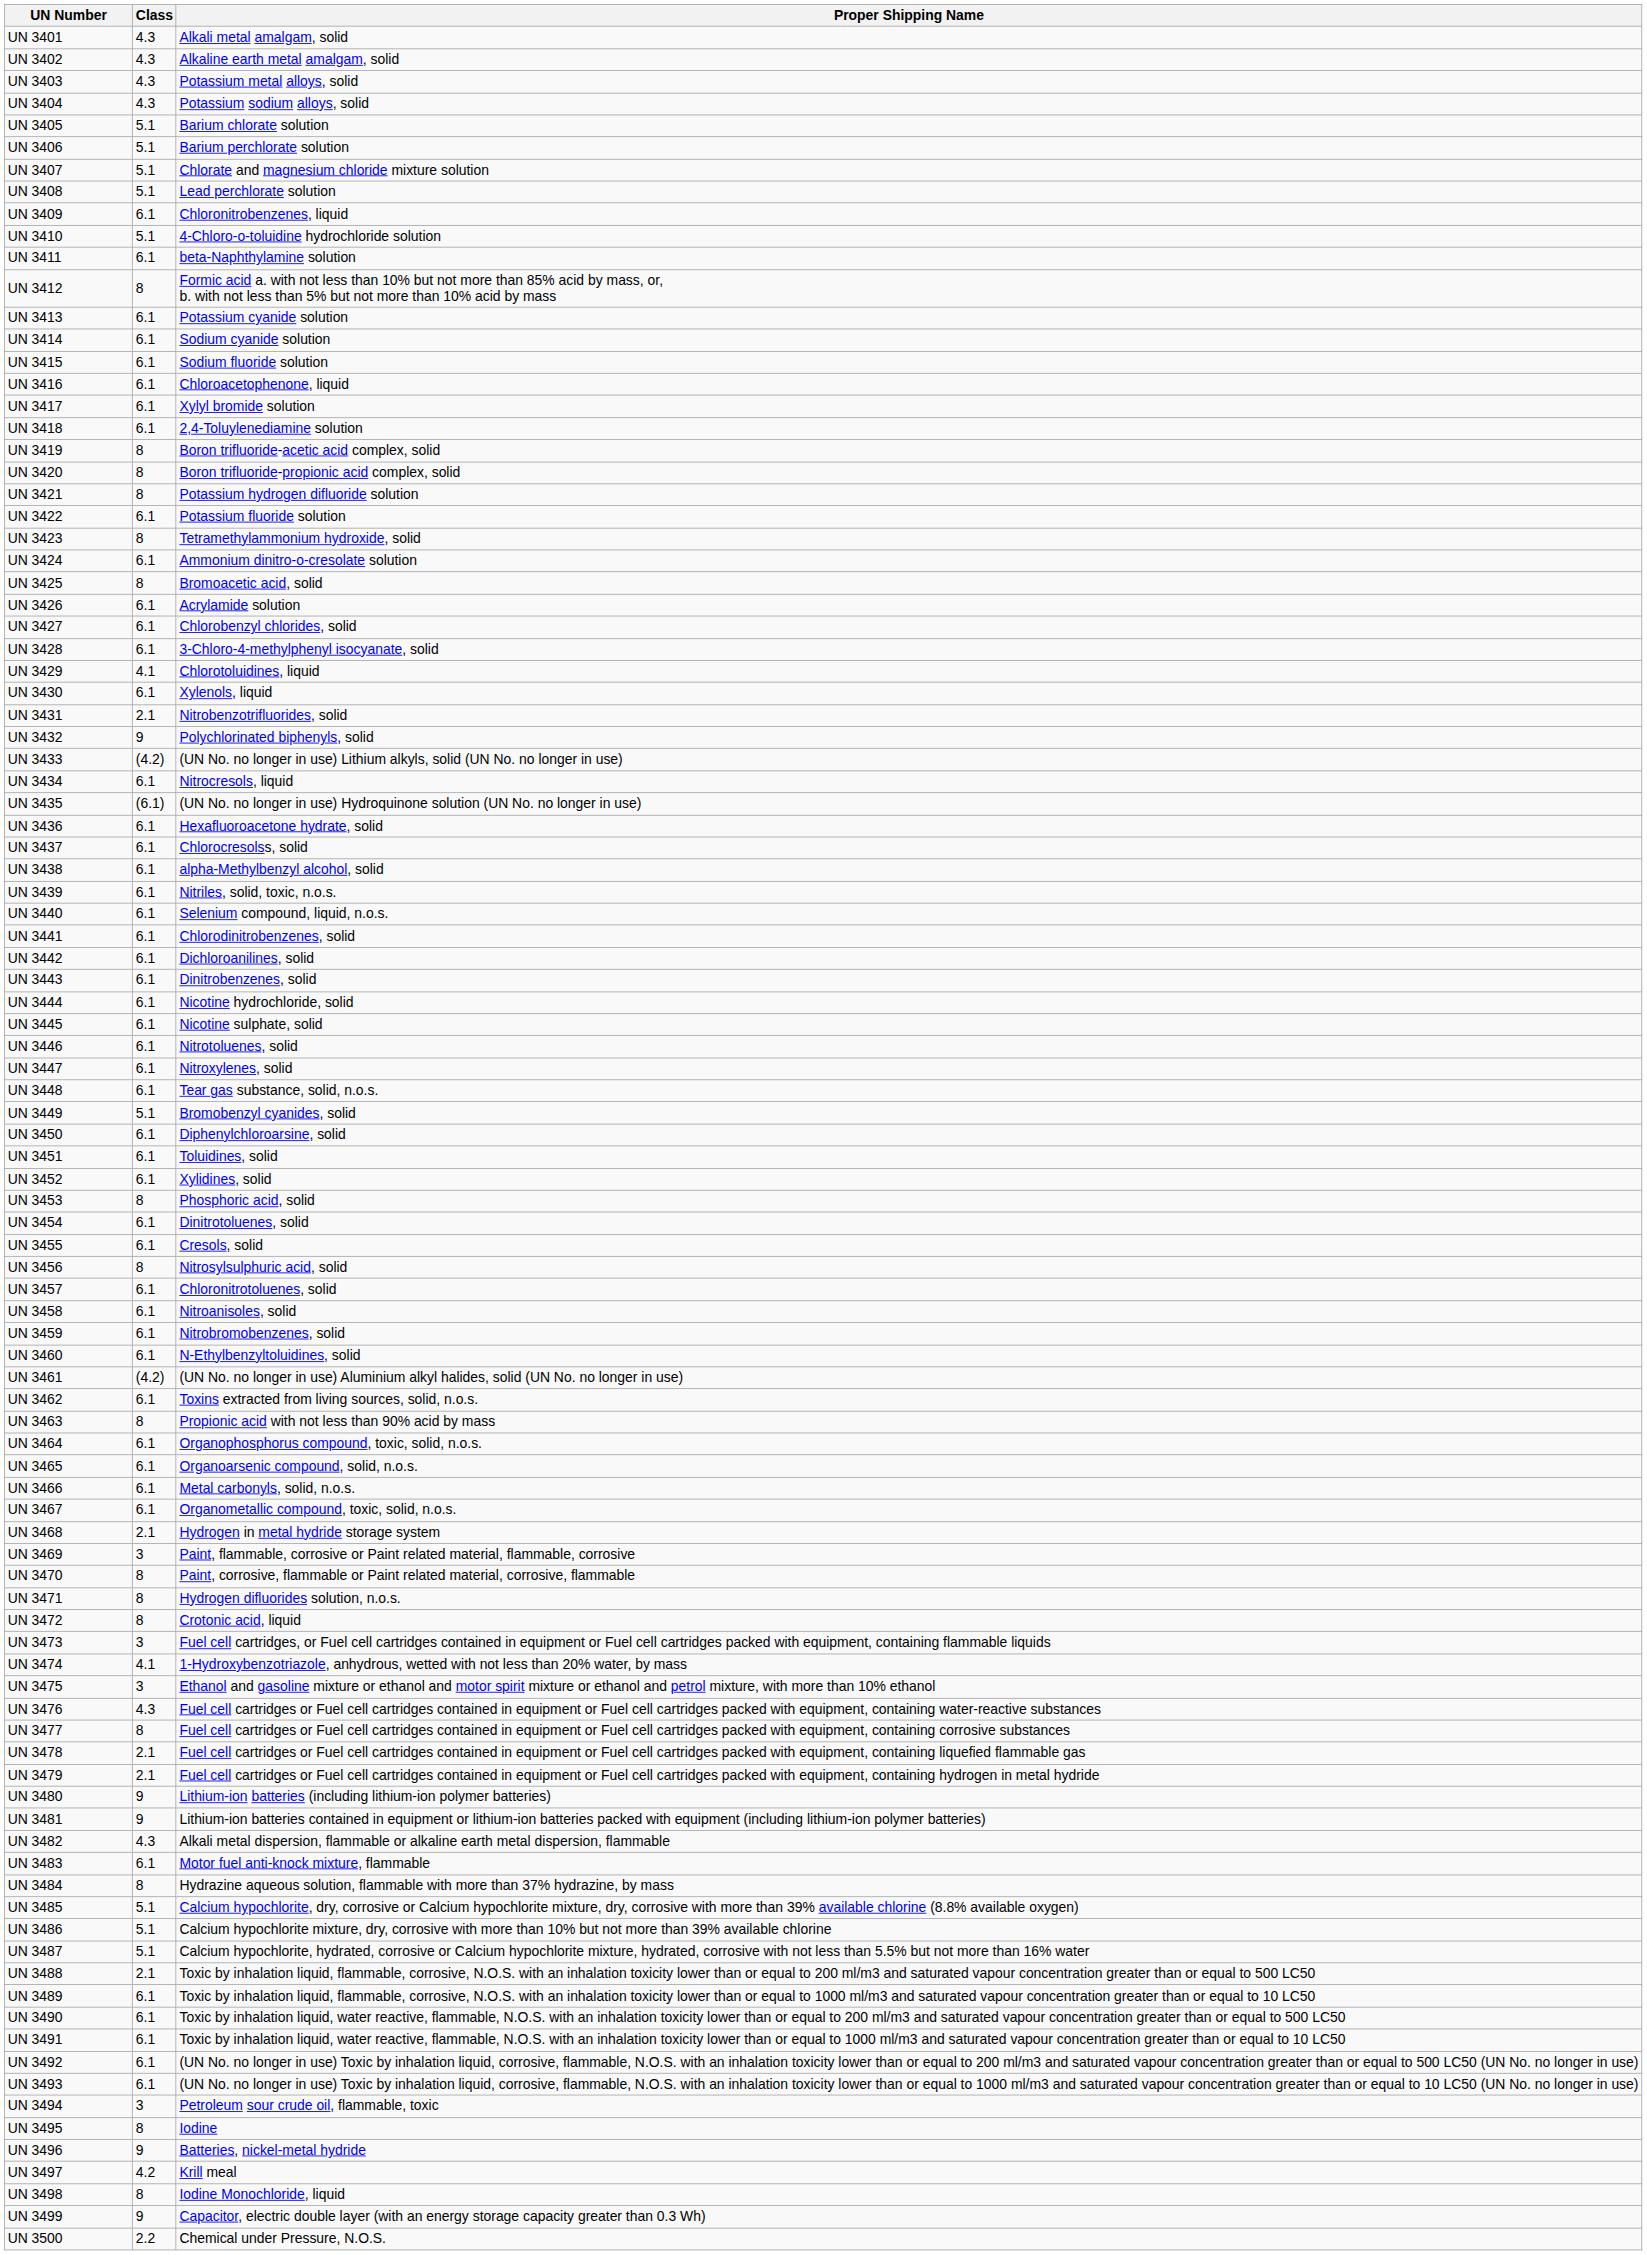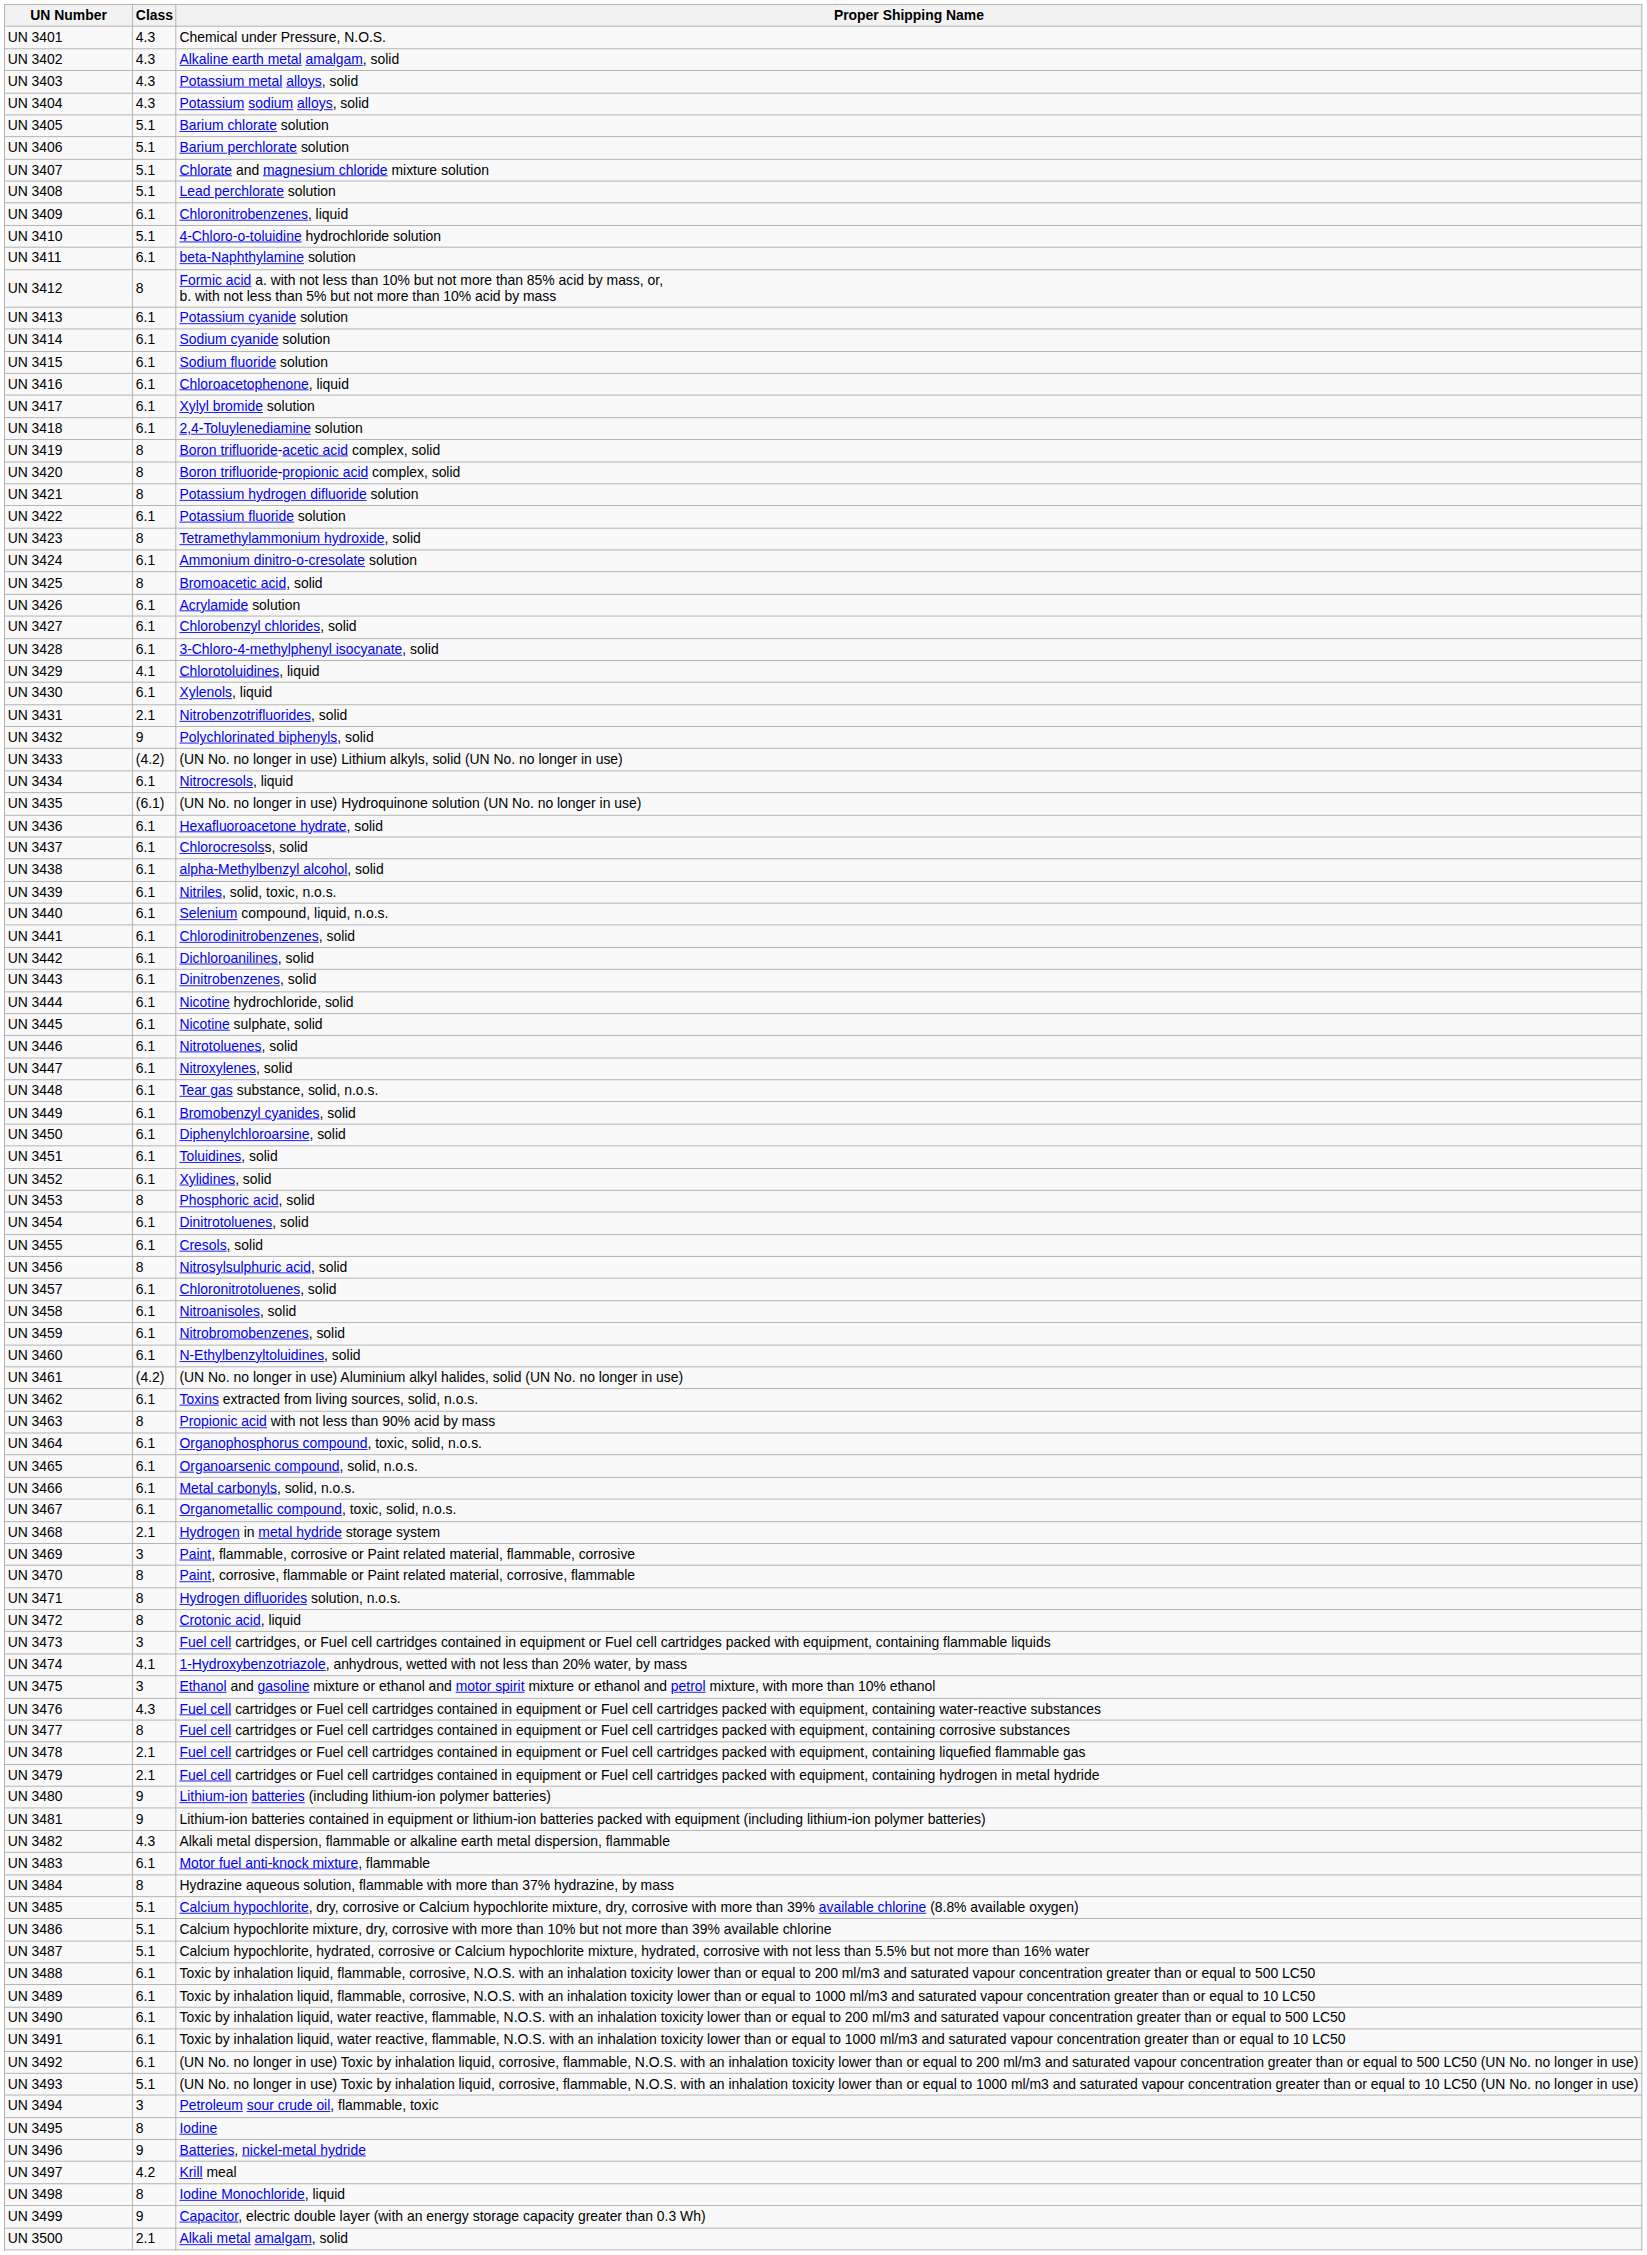(264, 37) Alkali metal amalgam, solid -> (283, 37) Chemical under Pressure, N.O.S.
(146, 1112) 5.1 -> (146, 1112) 6.1
(146, 1973) 2.1 -> (146, 1973) 6.1
(146, 2084) 6.1 -> (146, 2084) 5.1
(146, 2238) 2.2 -> (146, 2238) 2.1
(283, 2238) Chemical under Pressure, N.O.S. -> (264, 2238) Alkali metal amalgam, solid
